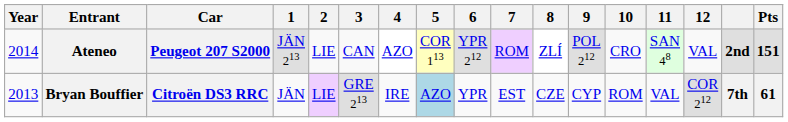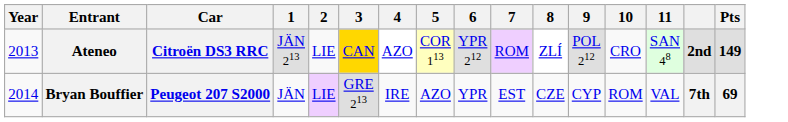- column: (703, 16)
(23, 50) 2014 -> (23, 50) 2013
(210, 50) Peugeot 207 S2000 -> (210, 50) Citroën DS3 RRC
(359, 50) no background -> (359, 50) gold background
(768, 50) 151 -> (730, 50) 149
(23, 94) 2013 -> (23, 94) 2014
(210, 94) Citroën DS3 RRC -> (210, 94) Peugeot 207 S2000
(435, 94) lightblue background -> (435, 94) no background
(768, 94) 61 -> (730, 94) 69
